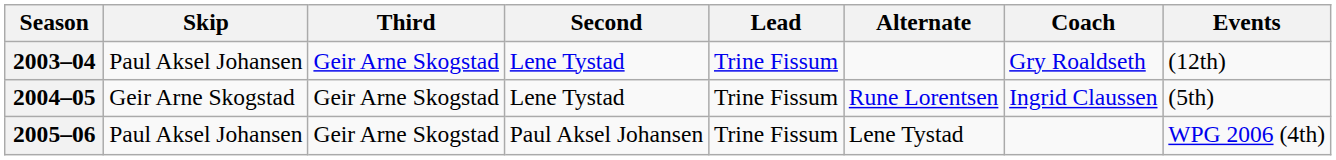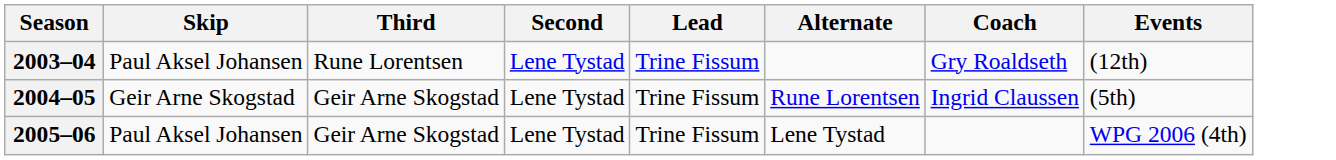(406, 60) Geir Arne Skogstad -> (388, 60) Rune Lorentsen
(606, 135) Paul Aksel Johansen -> (567, 135) Lene Tystad
